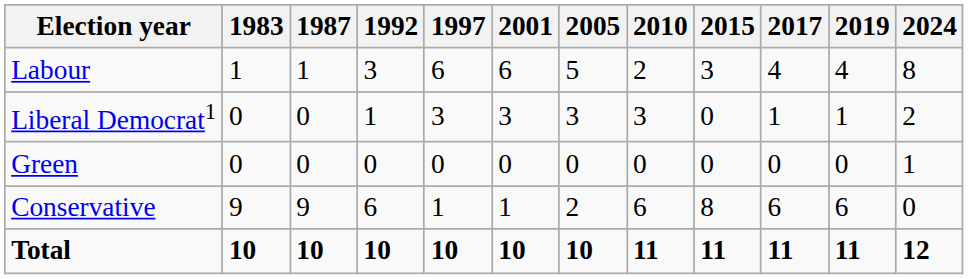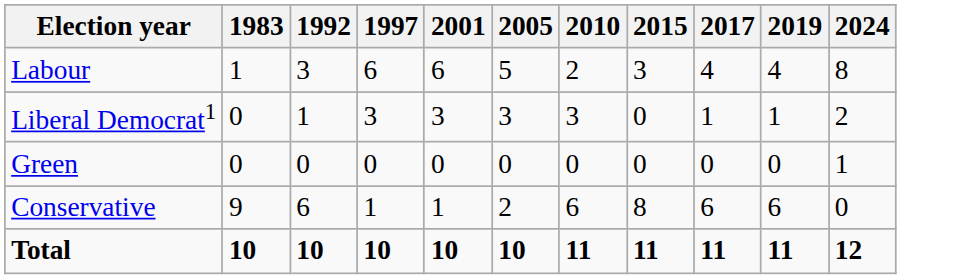- column: (324, 26)
